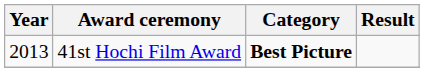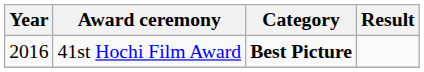(29, 51) 2013 -> (29, 51) 2016
